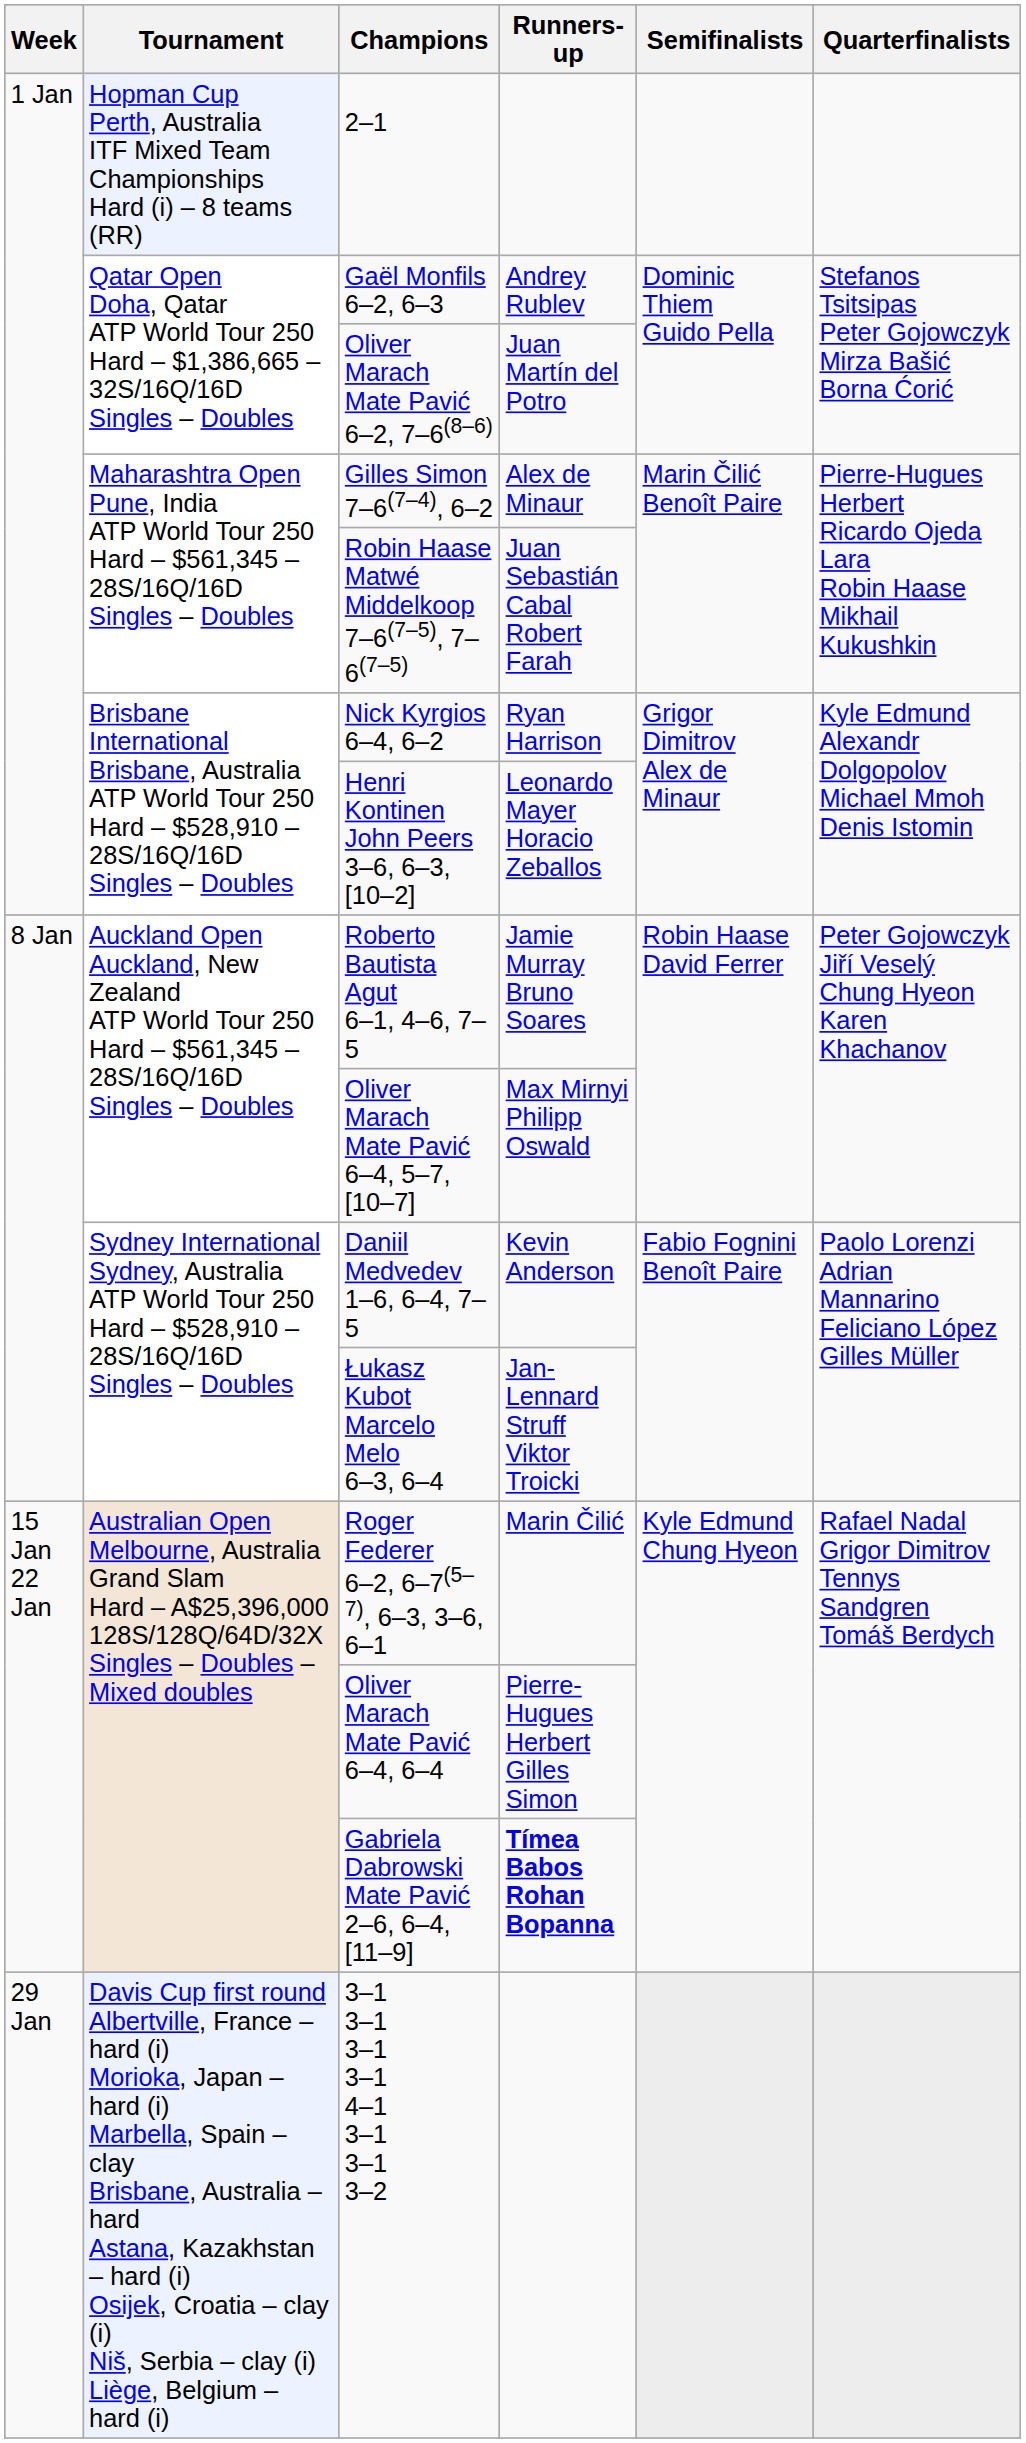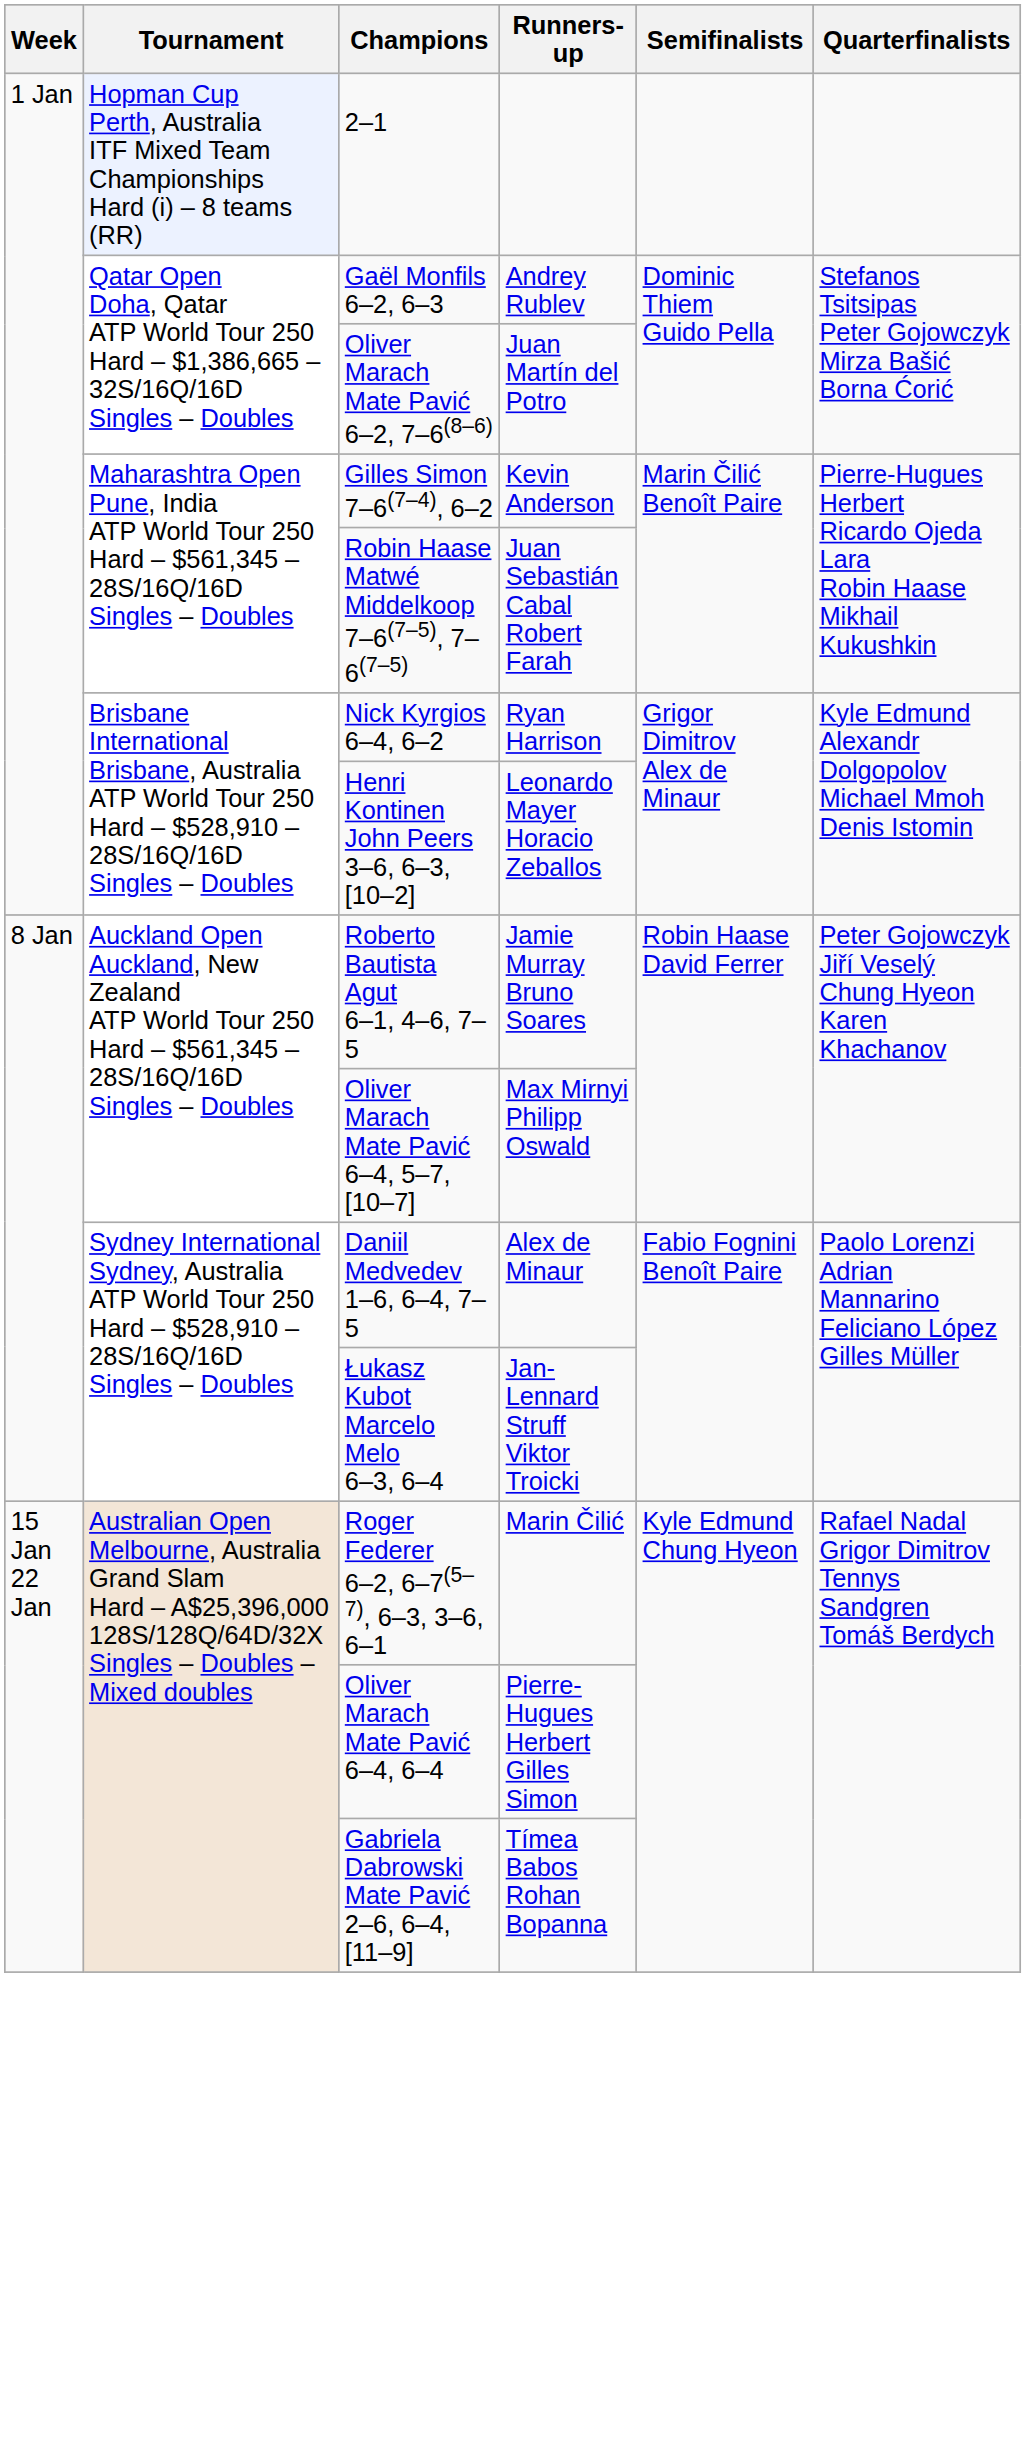(548, 489) Alex de Minaur -> (560, 489) Kevin Anderson
(560, 1257) Kevin Anderson -> (548, 1257) Alex de Minaur
(560, 1882) bold -> (556, 1882) normal
- row: (366, 2092)
